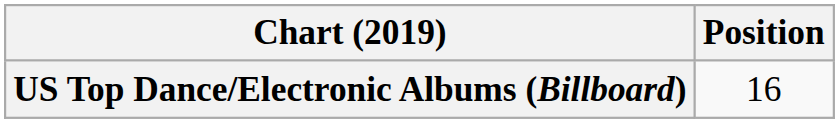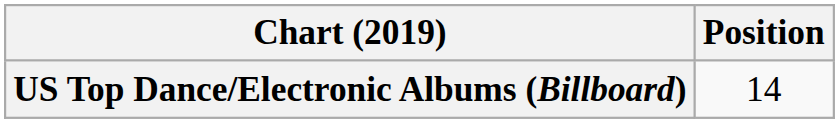(764, 88) 16 -> (764, 88) 14
